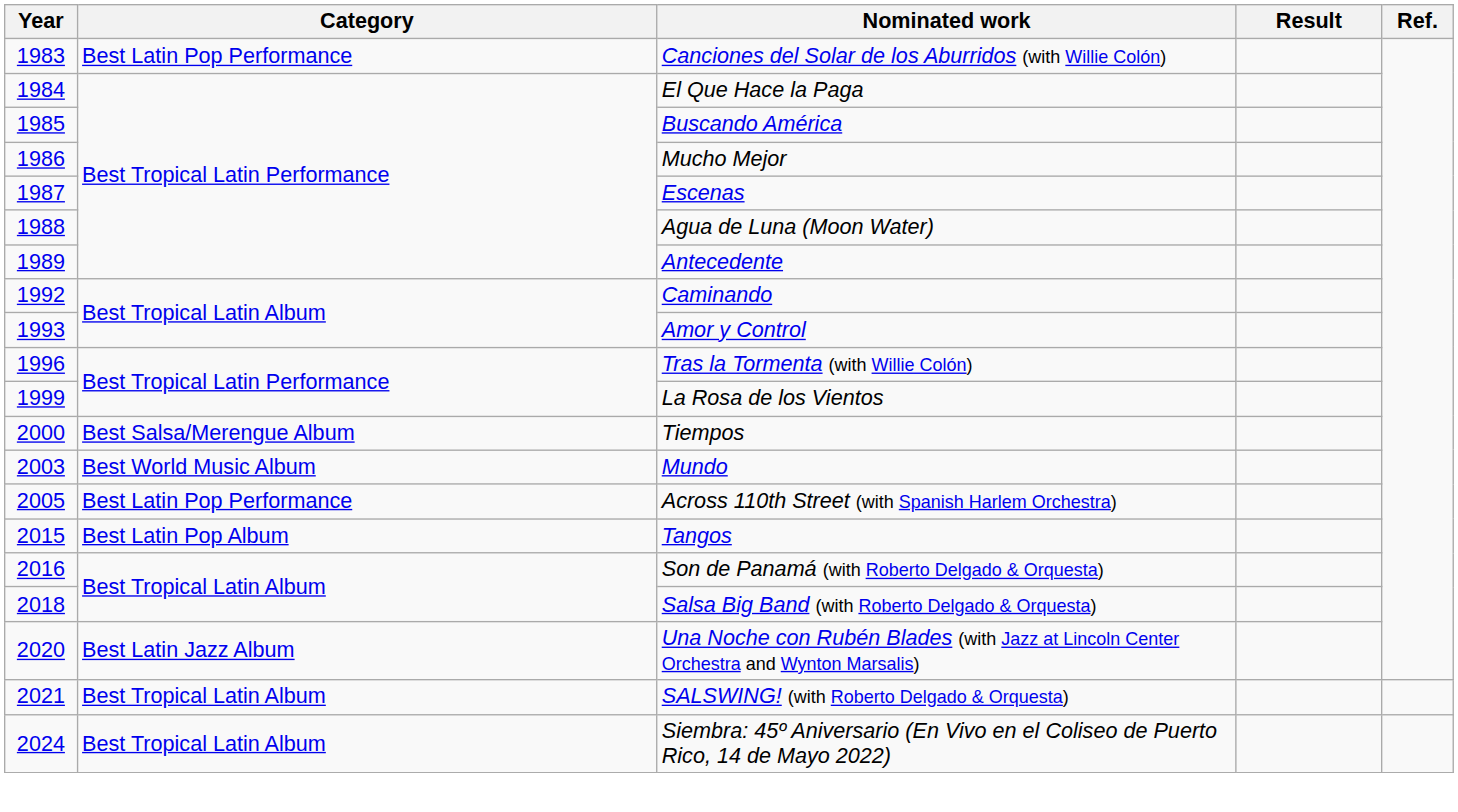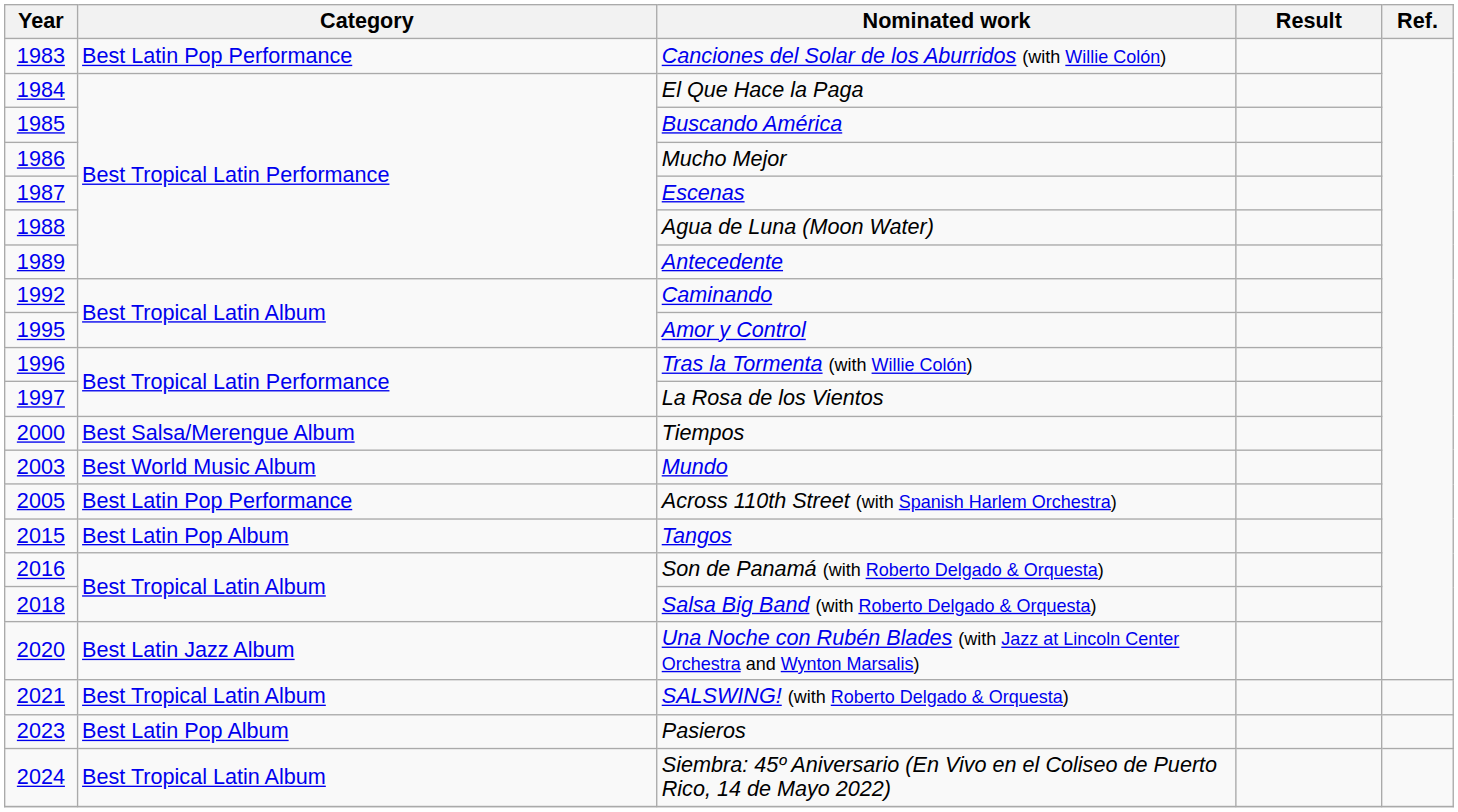(41, 329) 1993 -> (41, 329) 1995
(41, 398) 1999 -> (41, 398) 1997
+ row: (704, 731)
